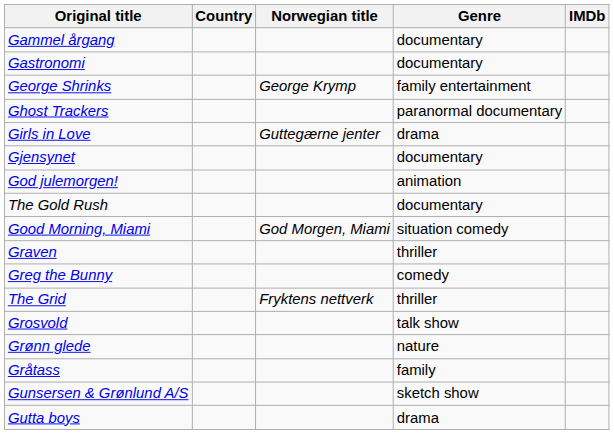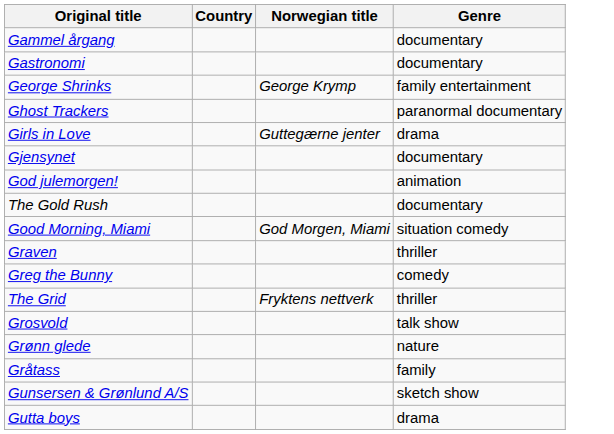- column: (587, 16)
